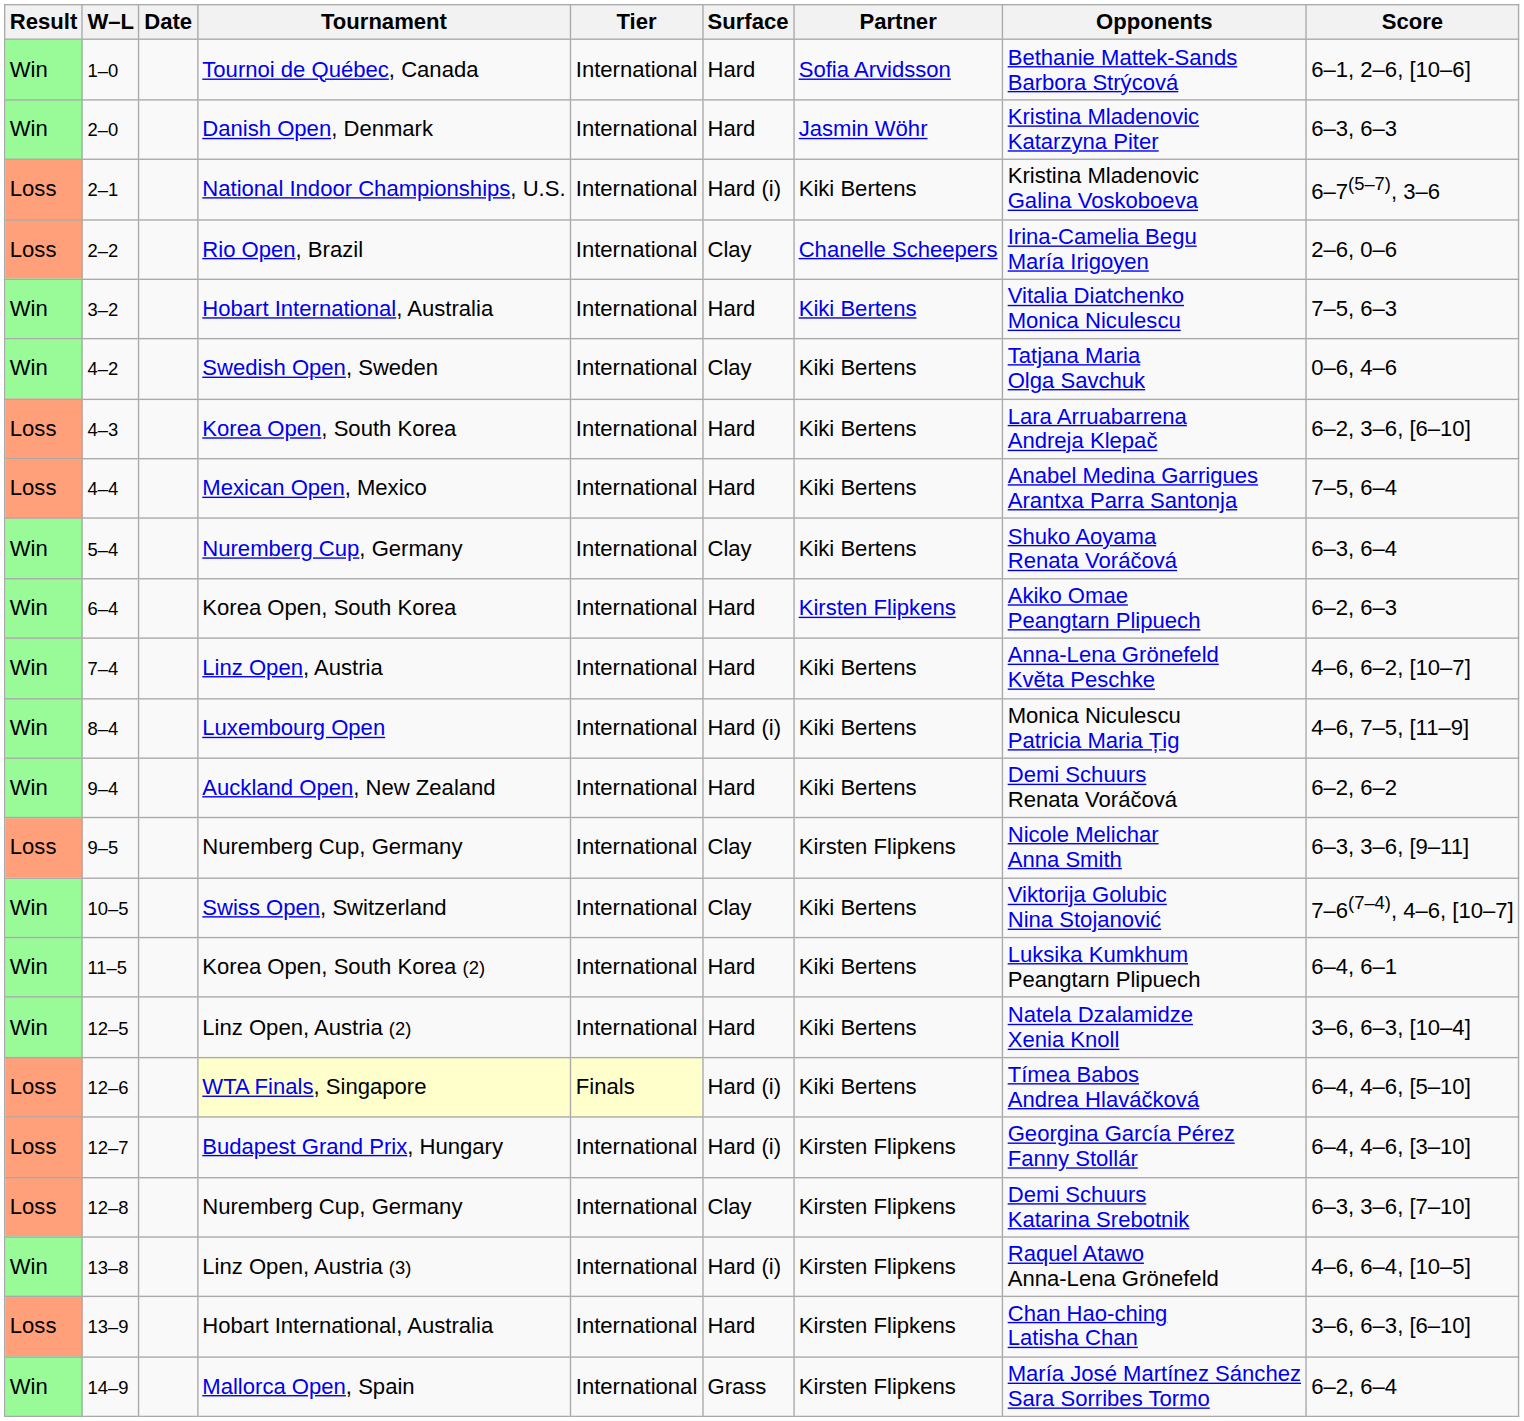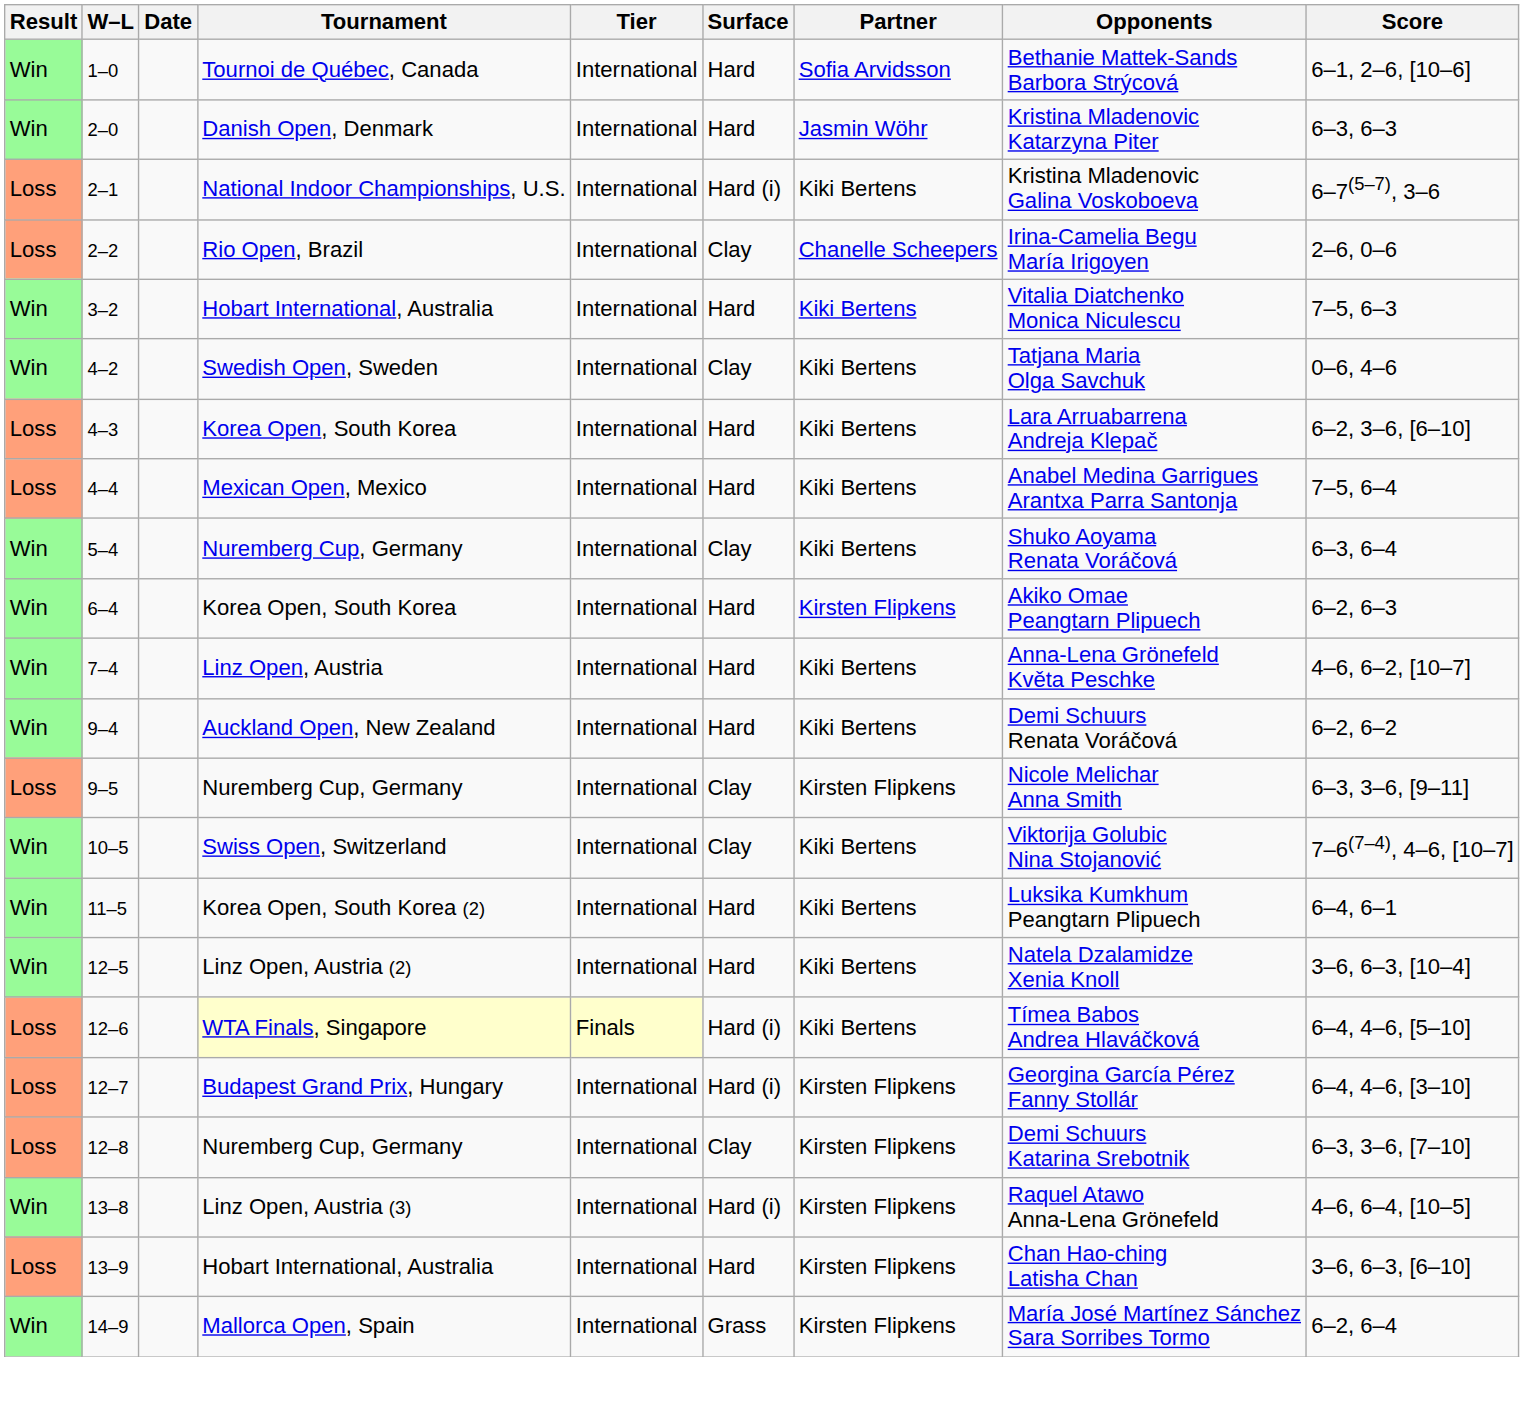- row: (103, 729)
